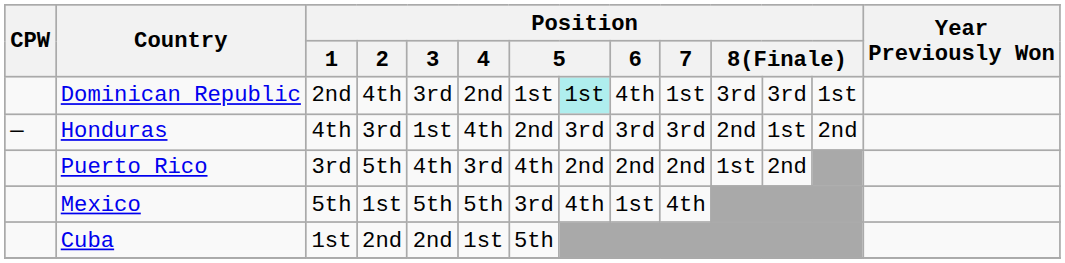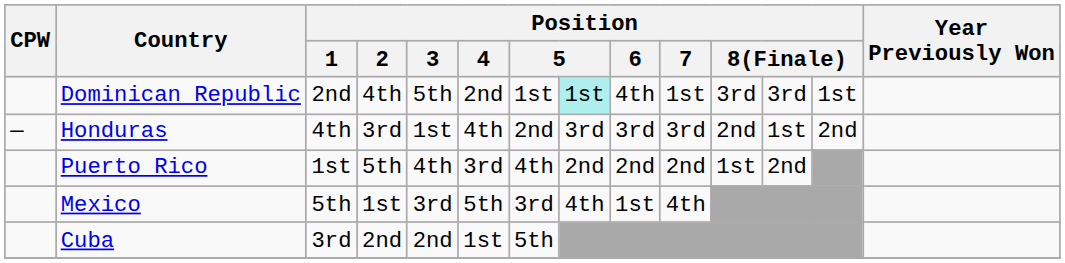(433, 95) 3rd -> (433, 95) 5th
(331, 168) 3rd -> (331, 168) 1st
(433, 204) 5th -> (433, 204) 3rd
(331, 240) 1st -> (331, 240) 3rd
